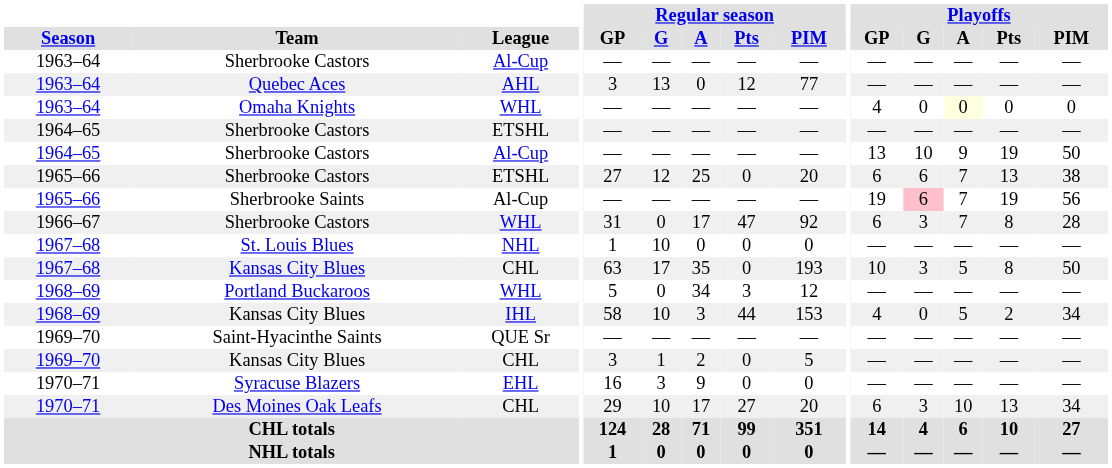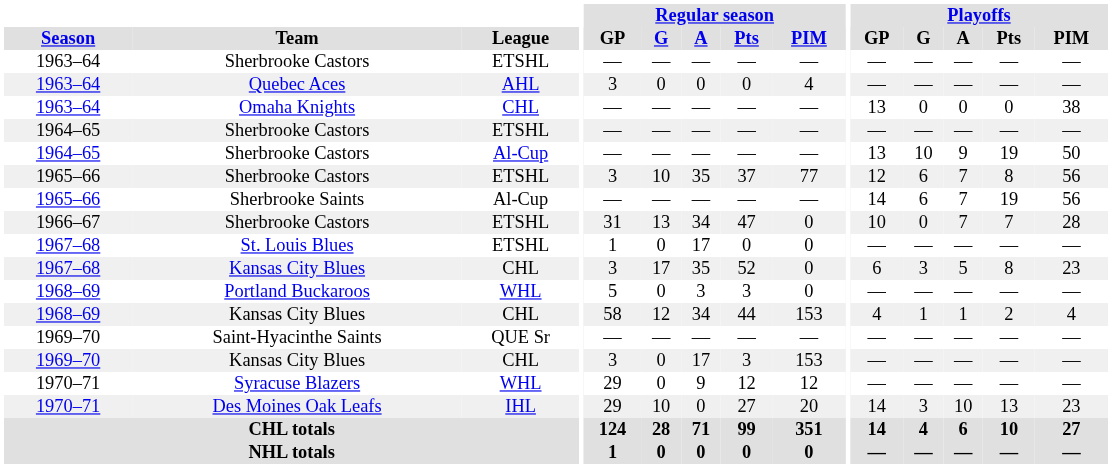(521, 61) Al-Cup -> (521, 61) ETSHL
(661, 84) 13 -> (661, 84) 0
(747, 84) 12 -> (747, 84) 0
(809, 84) 77 -> (809, 84) 4
(521, 107) WHL -> (521, 107) CHL
(877, 107) 4 -> (877, 107) 13
(963, 107) lightyellow background -> (963, 107) no background
(1071, 107) 0 -> (1071, 107) 38
(612, 176) 27 -> (612, 176) 3
(661, 176) 12 -> (661, 176) 10
(701, 176) 25 -> (701, 176) 35
(747, 176) 0 -> (747, 176) 37
(809, 176) 20 -> (809, 176) 77
(877, 176) 6 -> (877, 176) 12
(1009, 176) 13 -> (1009, 176) 8
(1071, 176) 38 -> (1071, 176) 56
(877, 199) 19 -> (877, 199) 14
(923, 199) pink background -> (923, 199) no background
(521, 222) WHL -> (521, 222) ETSHL
(661, 222) 0 -> (661, 222) 13
(701, 222) 17 -> (701, 222) 34
(809, 222) 92 -> (809, 222) 0
(877, 222) 6 -> (877, 222) 10
(923, 222) 3 -> (923, 222) 0
(1009, 222) 8 -> (1009, 222) 7
(521, 245) NHL -> (521, 245) ETSHL
(661, 245) 10 -> (661, 245) 0
(701, 245) 0 -> (701, 245) 17
(612, 268) 63 -> (612, 268) 3
(747, 268) 0 -> (747, 268) 52
(809, 268) 193 -> (809, 268) 0
(877, 268) 10 -> (877, 268) 6
(1071, 268) 50 -> (1071, 268) 23
(701, 291) 34 -> (701, 291) 3
(809, 291) 12 -> (809, 291) 0
(521, 314) IHL -> (521, 314) CHL
(661, 314) 10 -> (661, 314) 12
(701, 314) 3 -> (701, 314) 34
(923, 314) 0 -> (923, 314) 1
(963, 314) 5 -> (963, 314) 1
(1071, 314) 34 -> (1071, 314) 4
(661, 360) 1 -> (661, 360) 0
(701, 360) 2 -> (701, 360) 17
(747, 360) 0 -> (747, 360) 3
(809, 360) 5 -> (809, 360) 153
(521, 383) EHL -> (521, 383) WHL
(612, 383) 16 -> (612, 383) 29
(661, 383) 3 -> (661, 383) 0
(747, 383) 0 -> (747, 383) 12
(809, 383) 0 -> (809, 383) 12
(521, 406) CHL -> (521, 406) IHL
(701, 406) 17 -> (701, 406) 0
(877, 406) 6 -> (877, 406) 14
(1071, 406) 34 -> (1071, 406) 23
